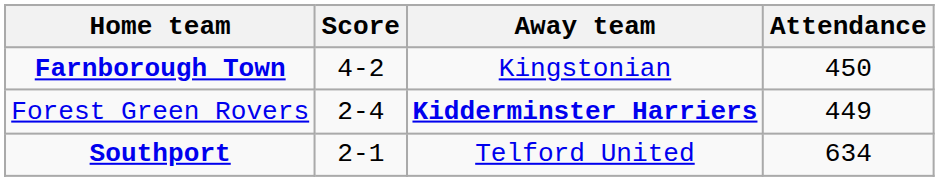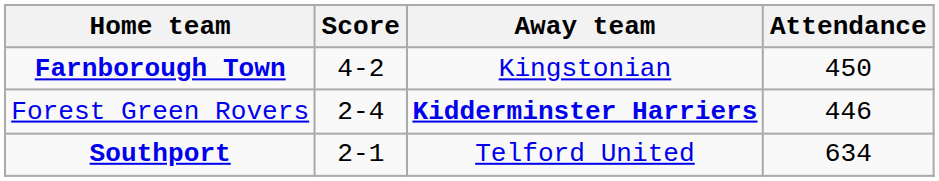(848, 111) 449 -> (848, 111) 446
